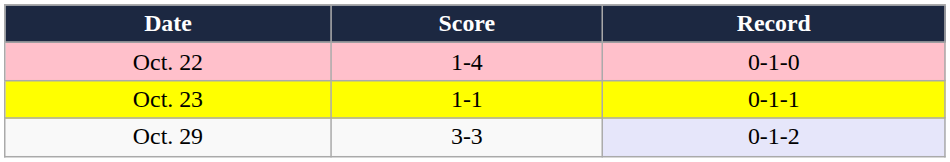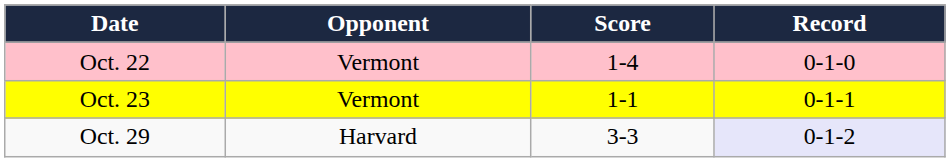+ column: (378, 23)
